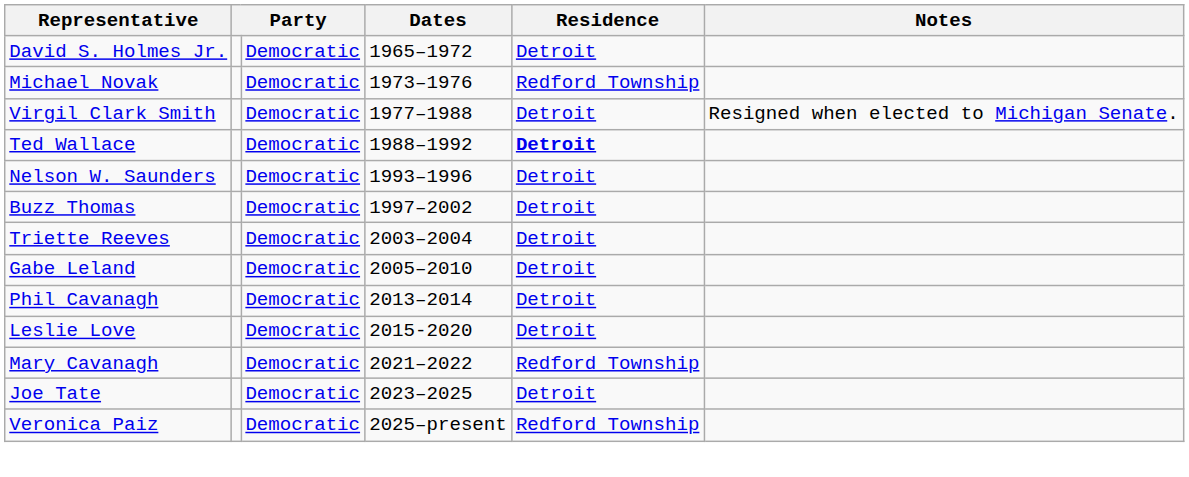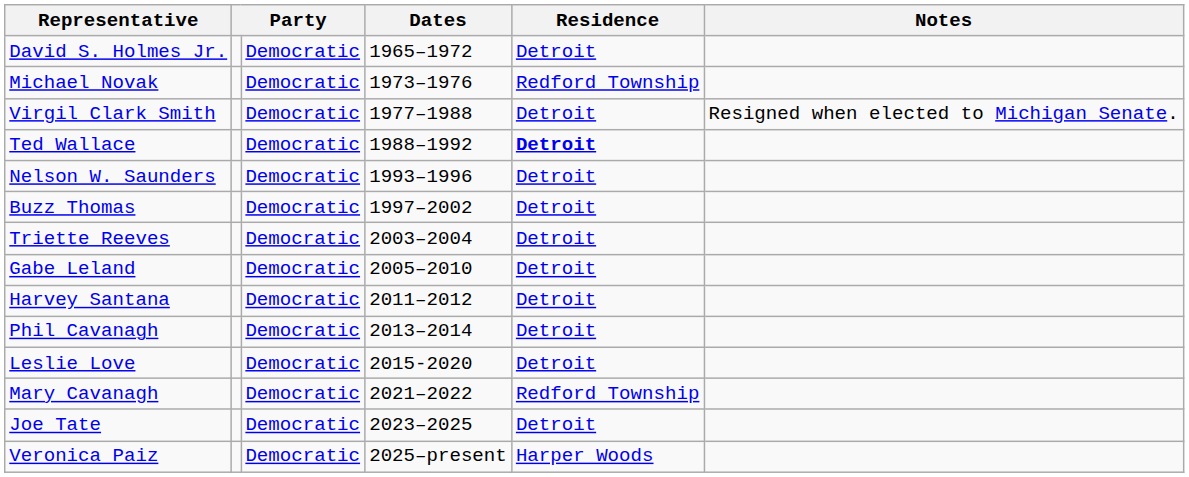+ row: (90, 301)
(608, 425) Redford Township -> (585, 456) Harper Woods
